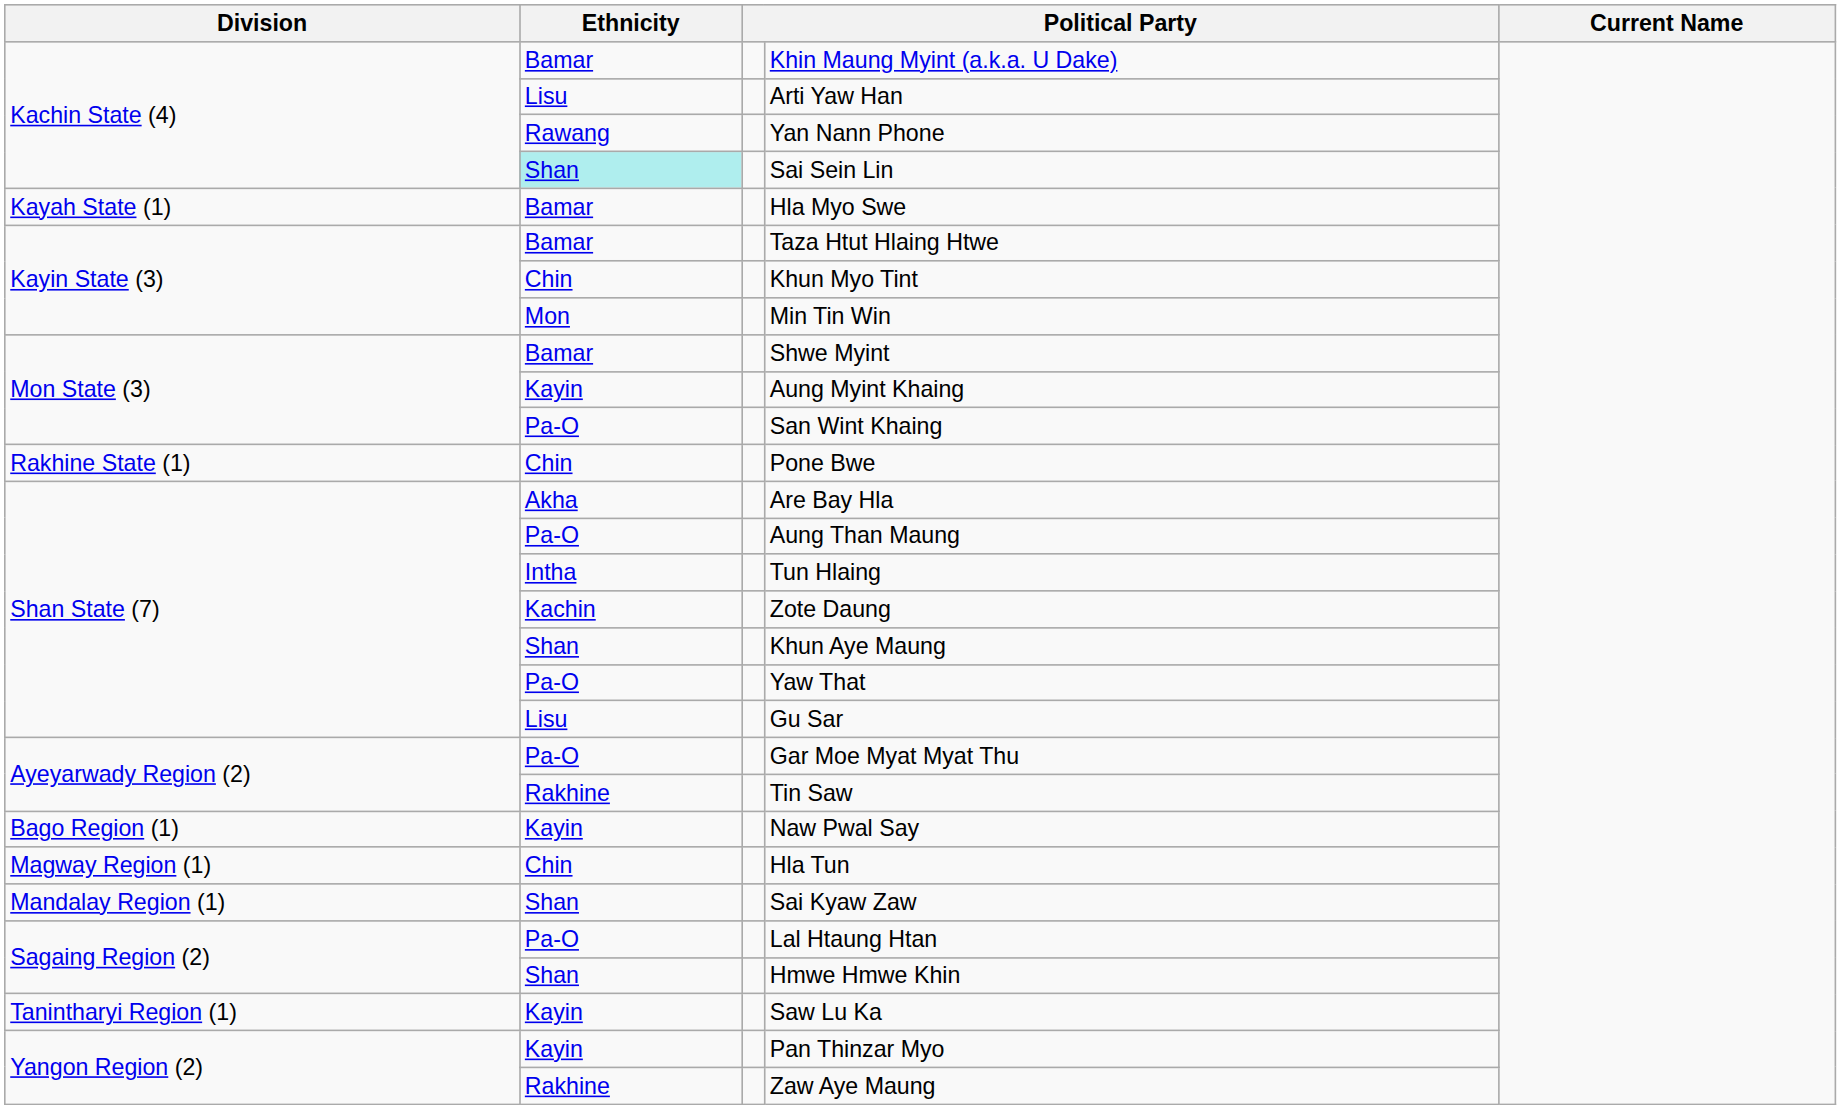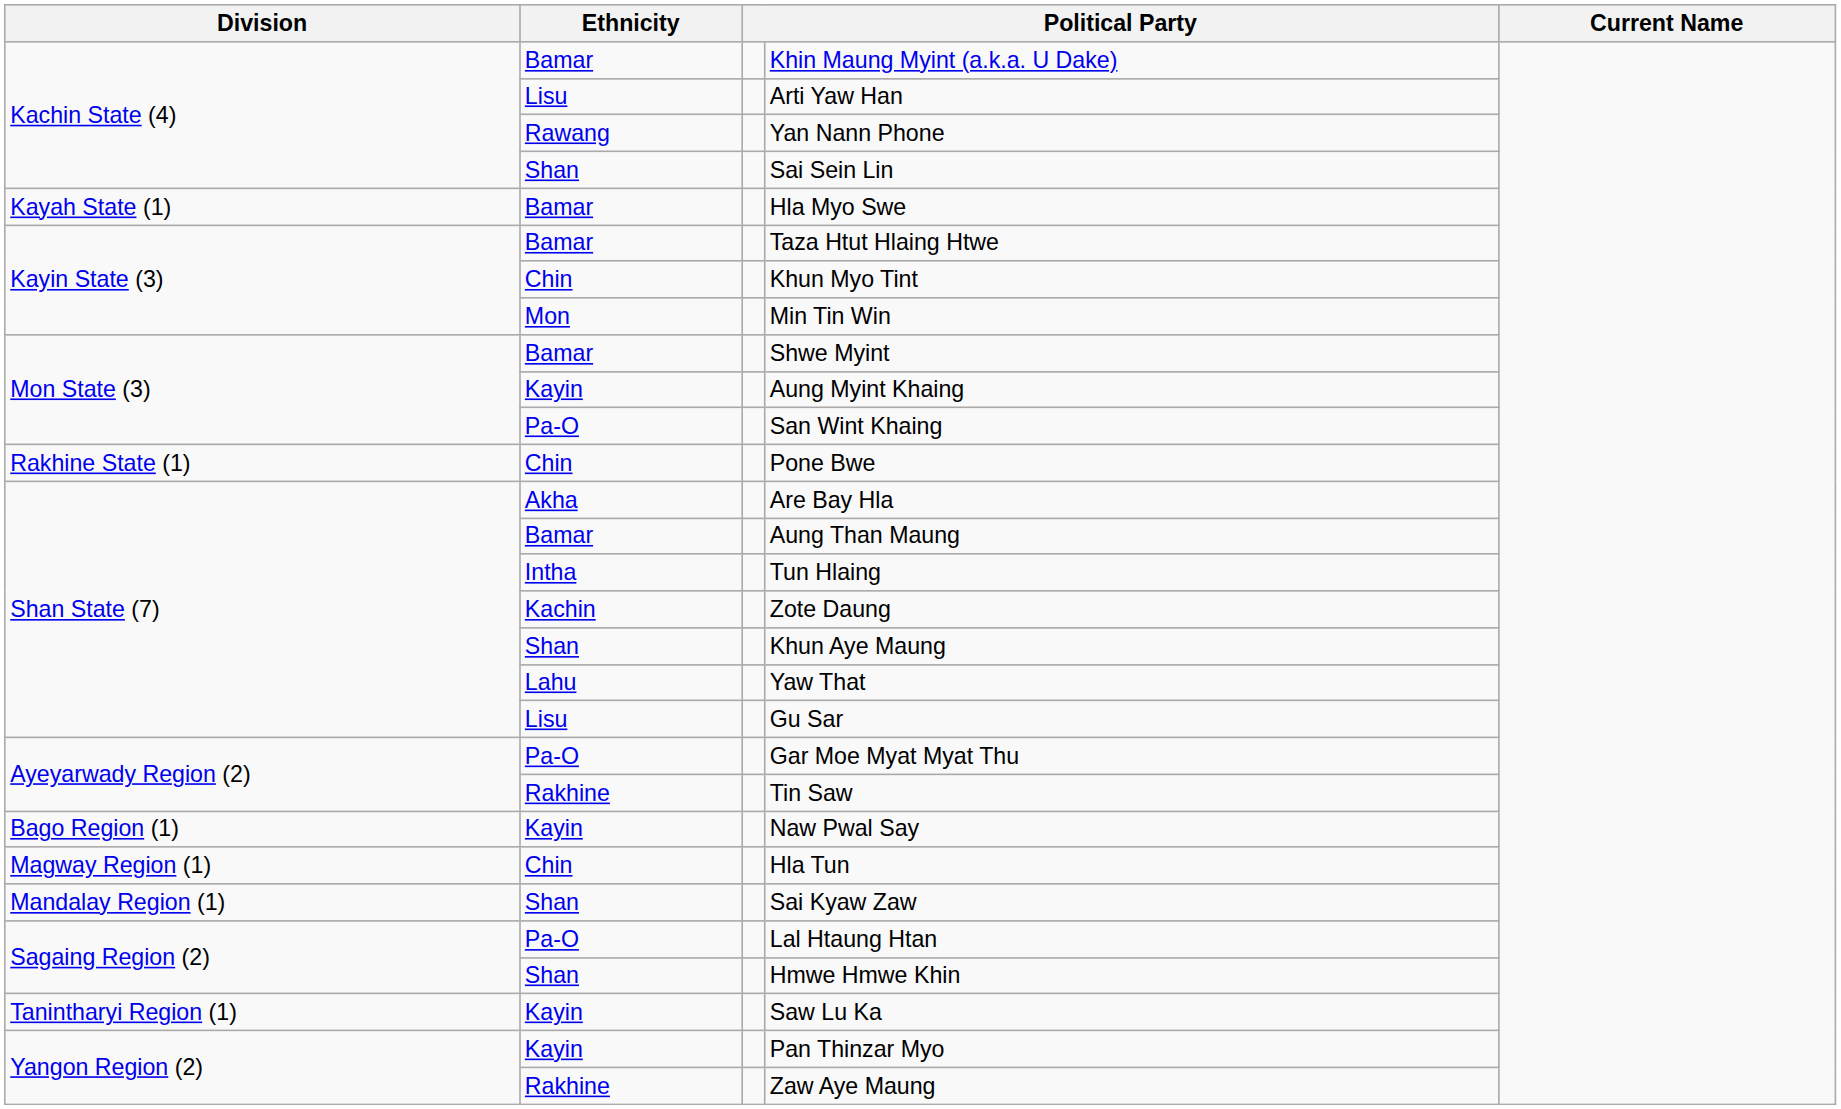(552, 170) paleturquoise background -> (552, 170) no background
(552, 536) Pa-O -> (559, 536) Bamar
(552, 683) Pa-O -> (551, 683) Lahu
